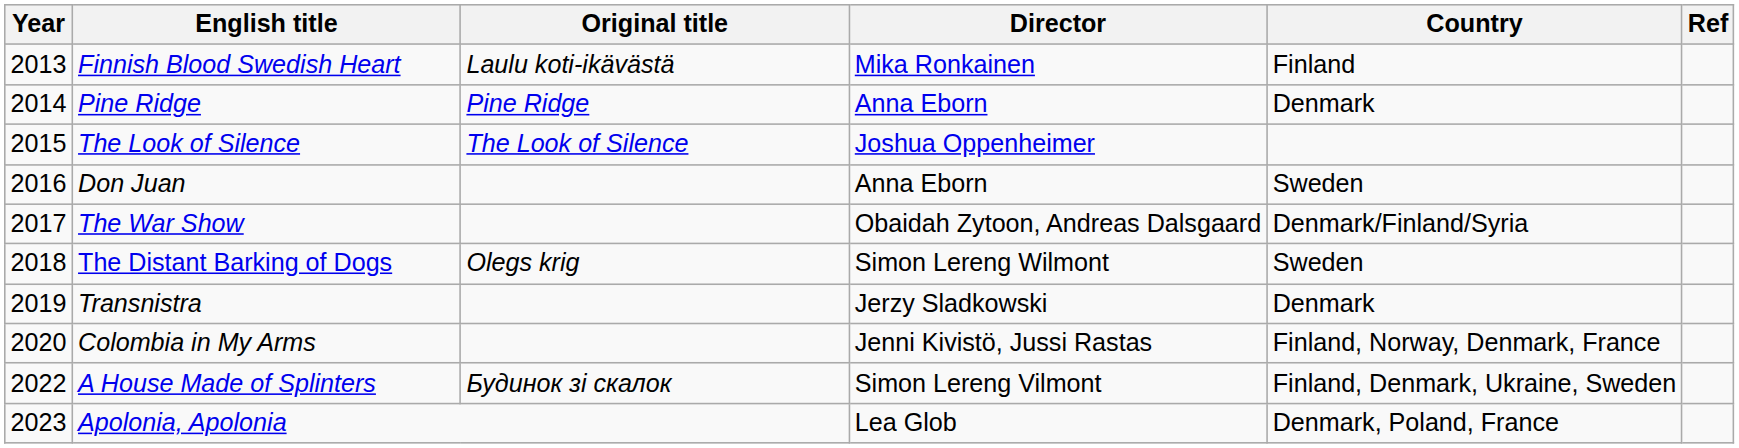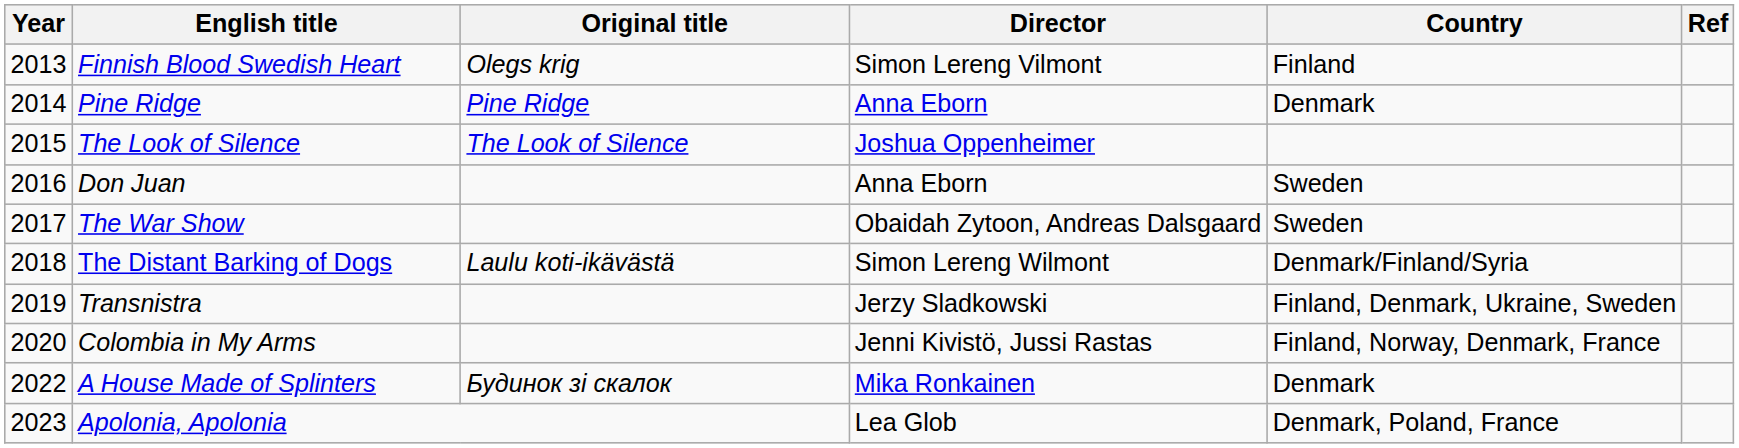(570, 64) Laulu koti-ikävästä -> (523, 64) Olegs krig
(945, 64) Mika Ronkainen -> (978, 64) Simon Lereng Vilmont
(1400, 223) Denmark/Finland/Syria -> (1318, 223) Sweden
(523, 263) Olegs krig -> (570, 263) Laulu koti-ikävästä
(1318, 263) Sweden -> (1400, 263) Denmark/Finland/Syria
(1324, 303) Denmark -> (1474, 303) Finland, Denmark, Ukraine, Sweden
(978, 382) Simon Lereng Vilmont -> (945, 382) Mika Ronkainen
(1474, 382) Finland, Denmark, Ukraine, Sweden -> (1324, 382) Denmark
